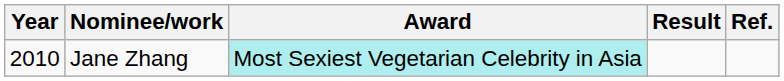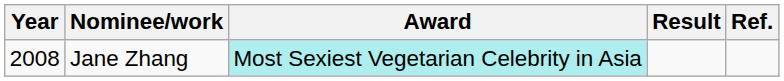(35, 57) 2010 -> (35, 57) 2008
